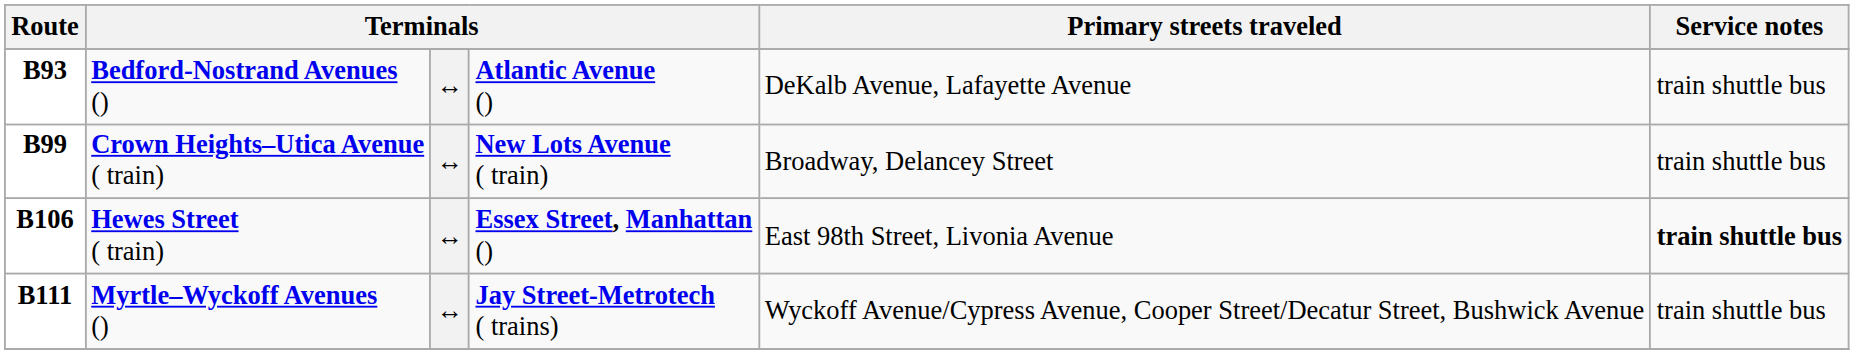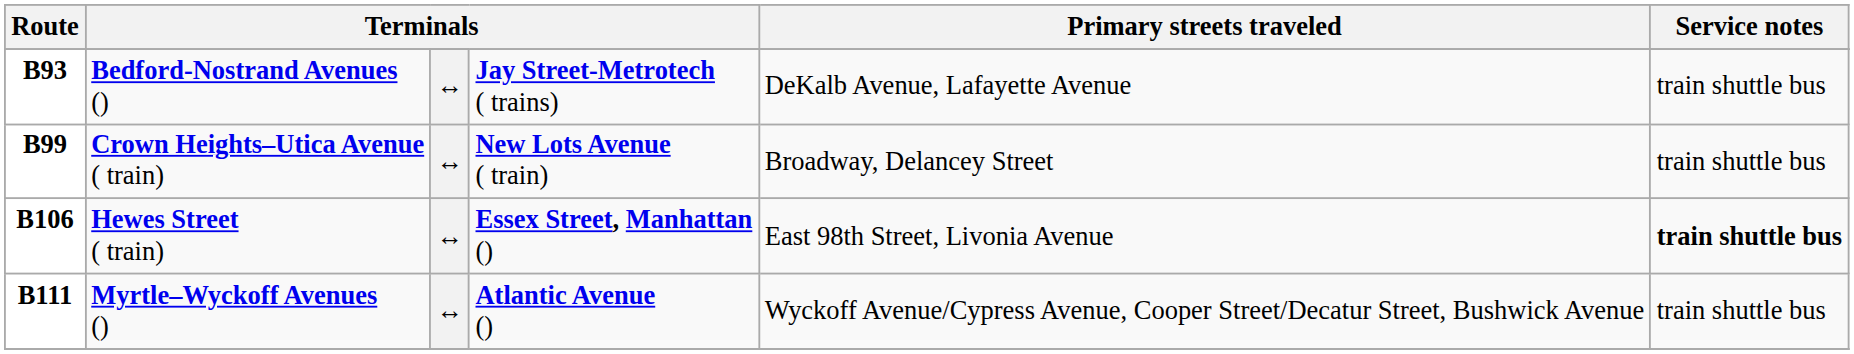(565, 86) Atlantic Avenue () -> (595, 86) Jay Street-Metrotech ( trains)
(595, 311) Jay Street-Metrotech ( trains) -> (565, 311) Atlantic Avenue ()
